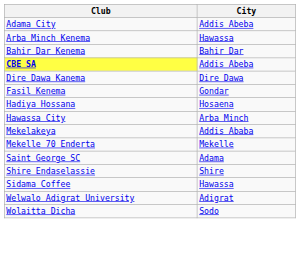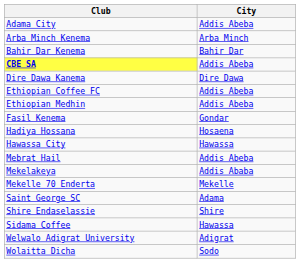(216, 38) Hawassa -> (224, 38) Arba Minch
+ row: (53, 91)
+ row: (46, 104)
(224, 118) Arba Minch -> (216, 144) Hawassa
+ row: (33, 158)
